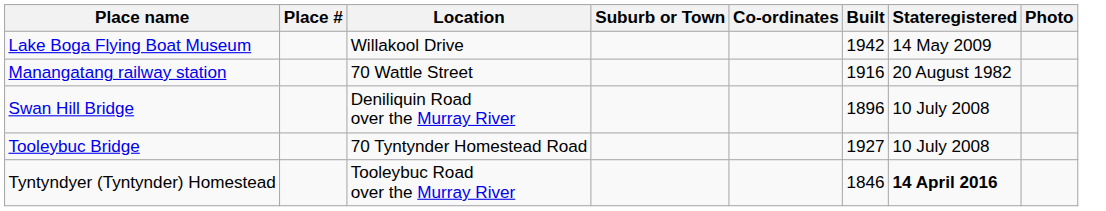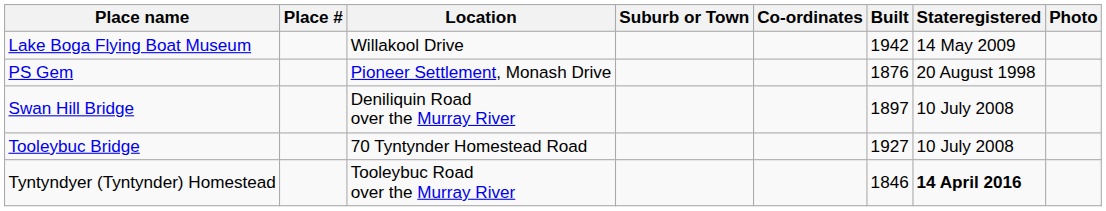- row: (117, 72)
+ row: (41, 72)
(866, 109) 1896 -> (890, 109) 1897
